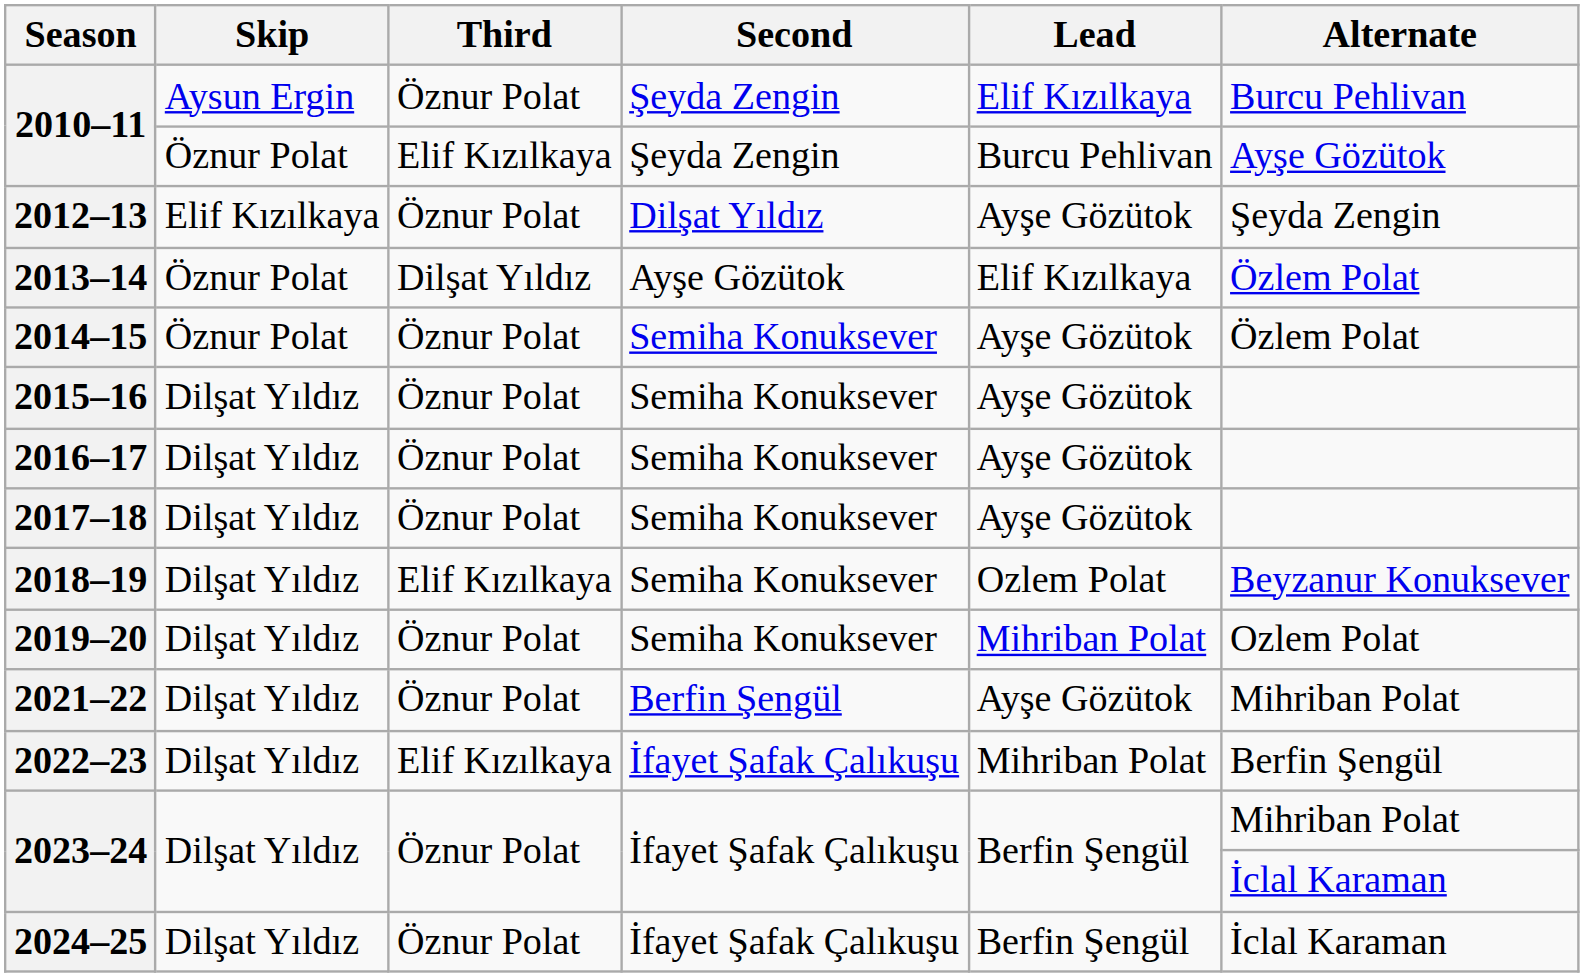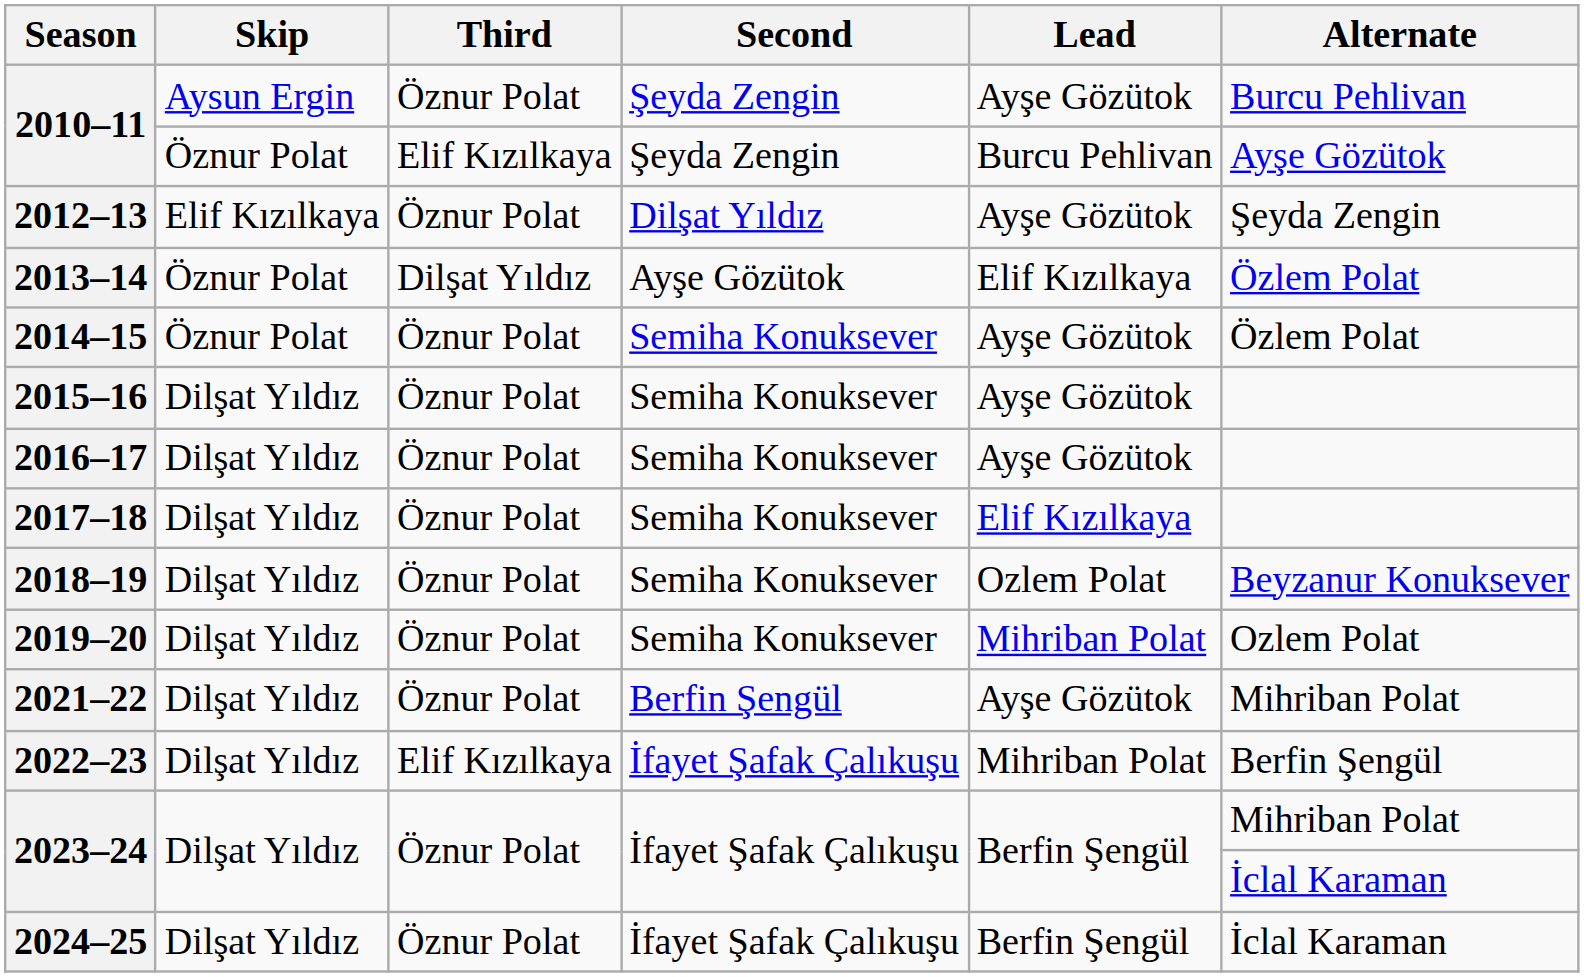(1084, 95) Elif Kızılkaya -> (1084, 95) Ayşe Gözütok
(1084, 517) Ayşe Gözütok -> (1084, 517) Elif Kızılkaya
(504, 578) Elif Kızılkaya -> (488, 578) Öznur Polat
